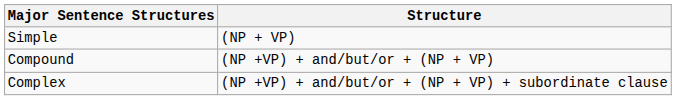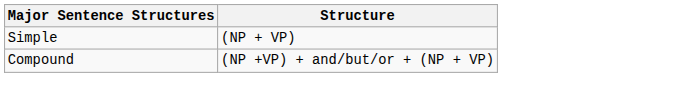- row: (37, 83)
